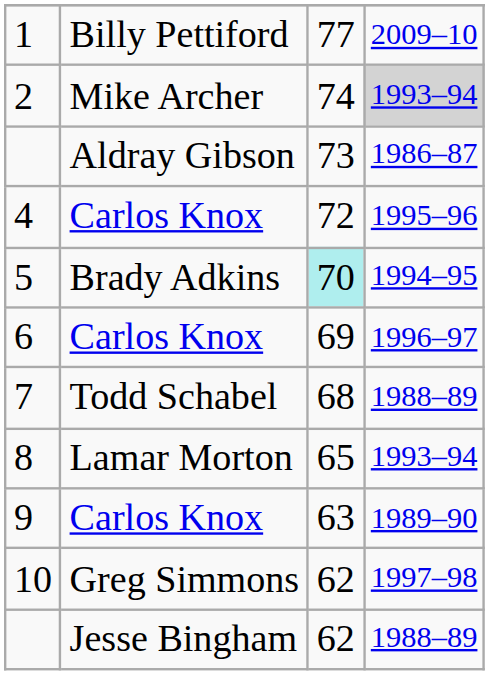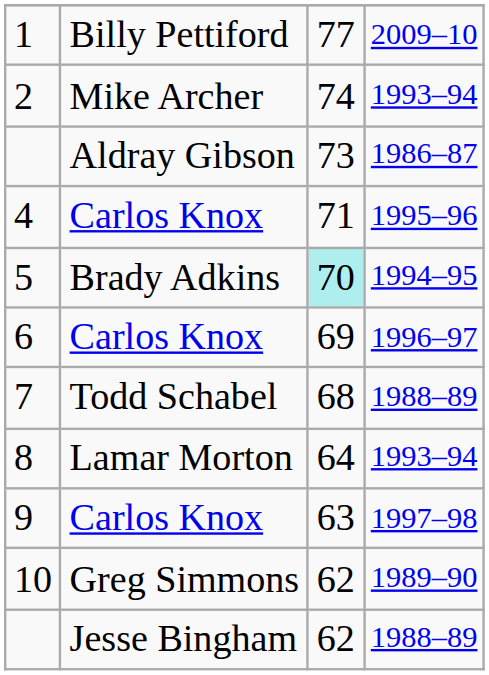(424, 95) lightgrey background -> (424, 95) no background
(336, 215) 72 -> (336, 215) 71
(336, 457) 65 -> (336, 457) 64
(424, 517) 1989–90 -> (424, 517) 1997–98
(424, 578) 1997–98 -> (424, 578) 1989–90
